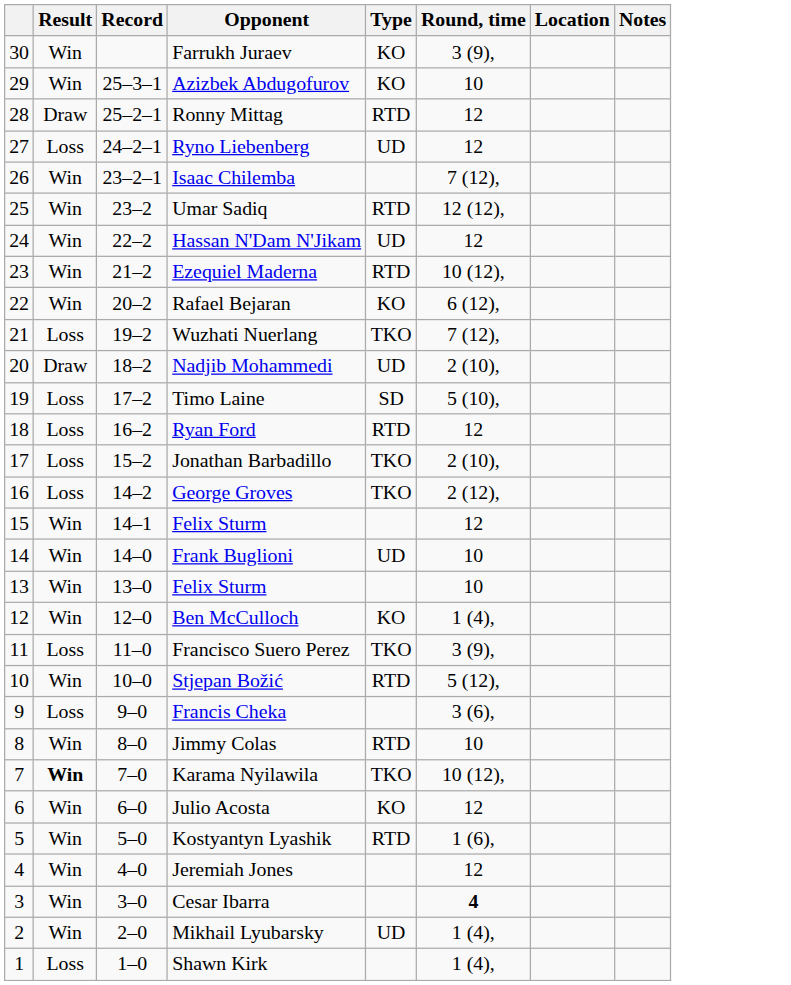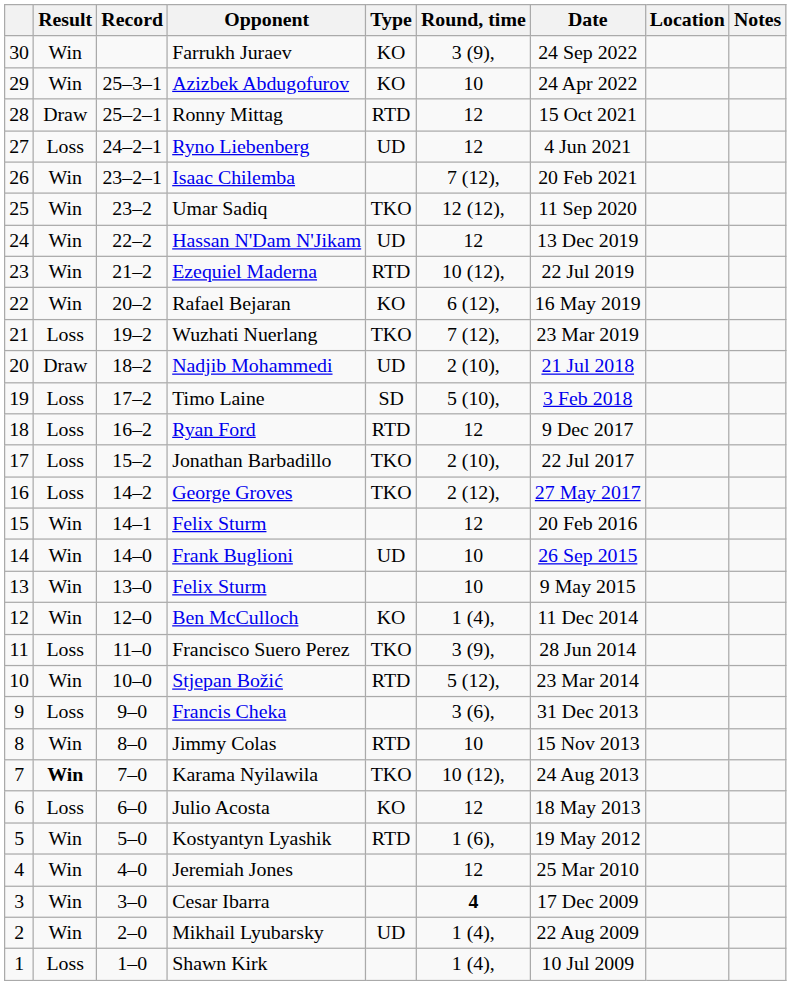+ column: (588, 20)
(391, 209) RTD -> (391, 209) TKO
(65, 806) Win -> (65, 806) Loss
